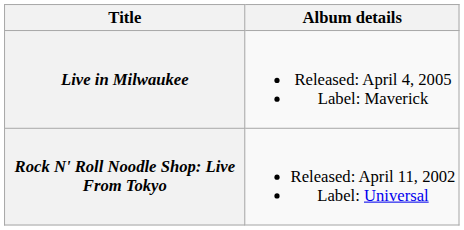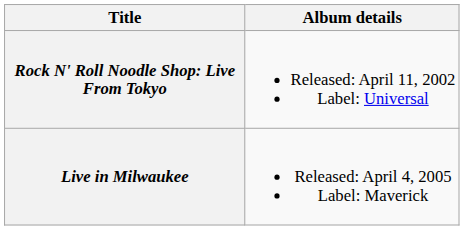rows swapped: (125, 176) <-> (125, 79)
